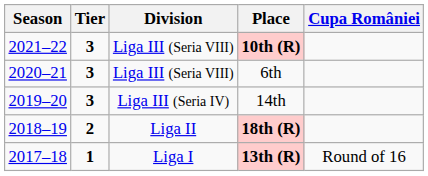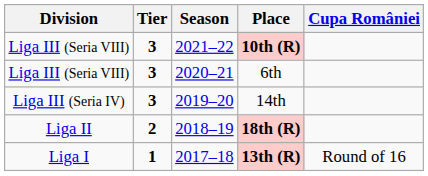columns swapped: (38, 18) <-> (173, 18)
